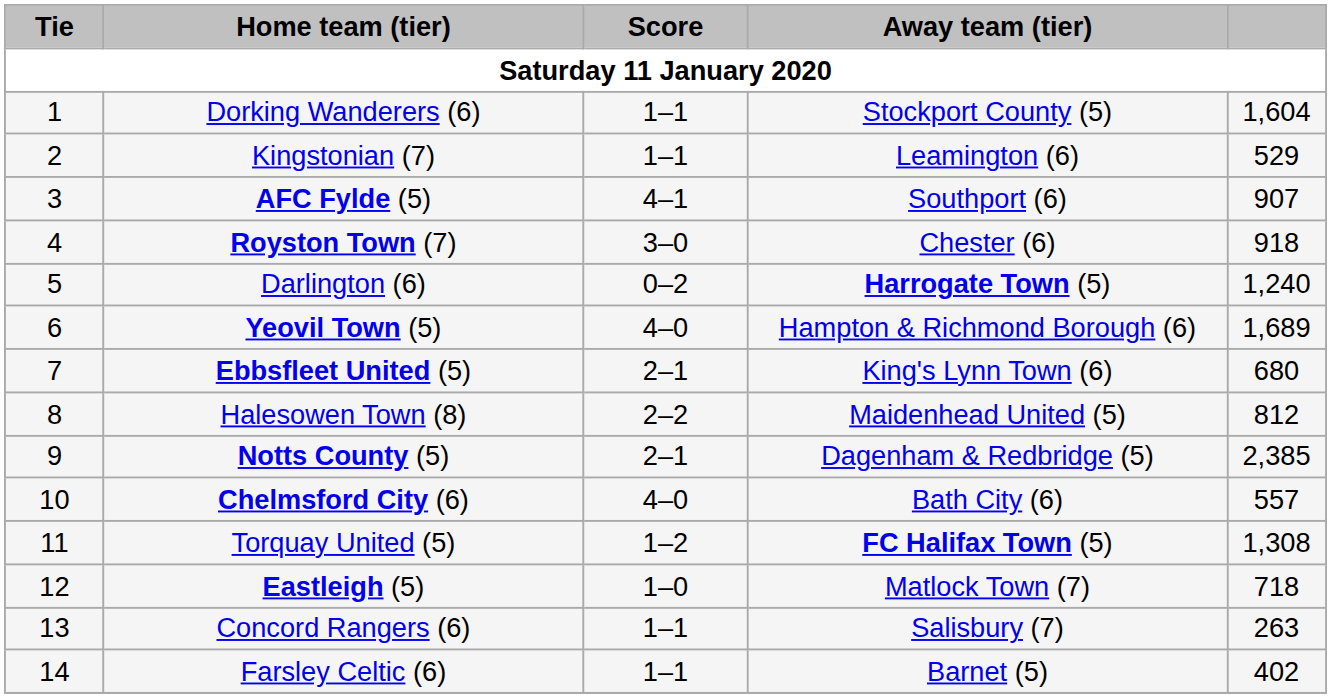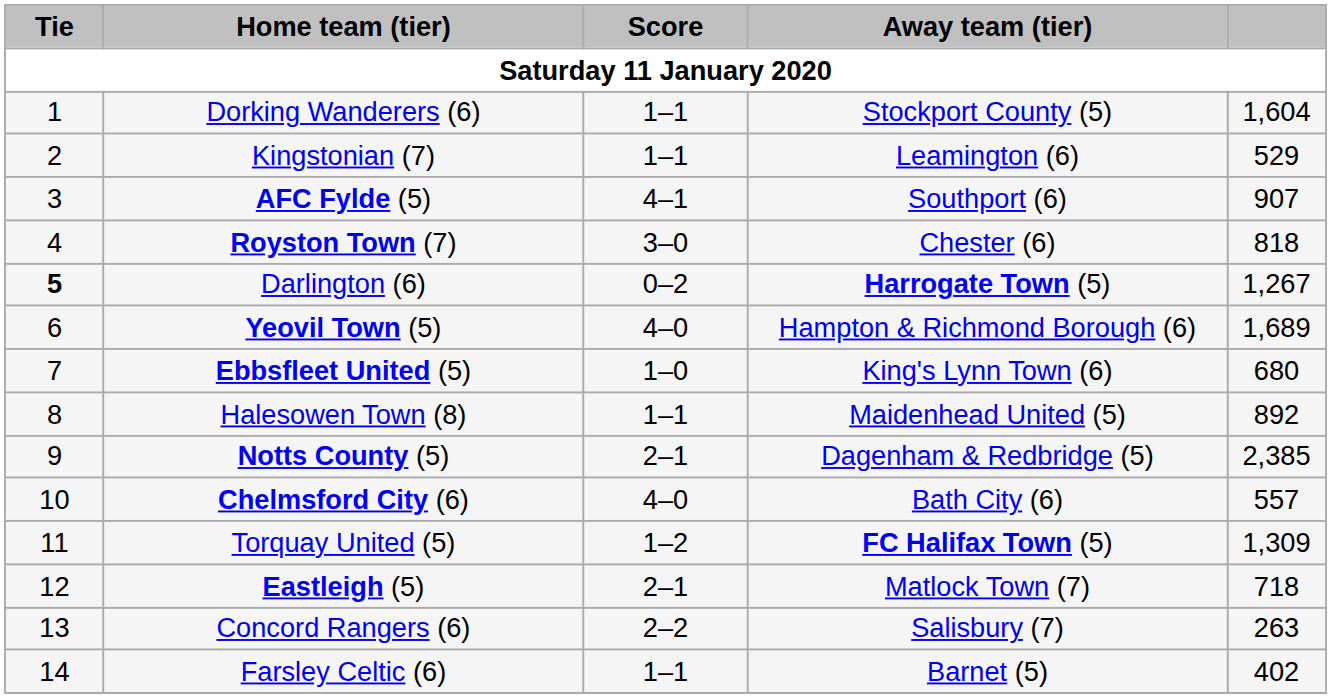(1276, 242) 918 -> (1276, 242) 818
(54, 285) normal -> (54, 285) bold
(1276, 285) 1,240 -> (1276, 285) 1,267
(665, 371) 2–1 -> (665, 371) 1–0
(665, 414) 2–2 -> (665, 414) 1–1
(1276, 414) 812 -> (1276, 414) 892
(1276, 543) 1,308 -> (1276, 543) 1,309
(665, 586) 1–0 -> (665, 586) 2–1
(665, 629) 1–1 -> (665, 629) 2–2
